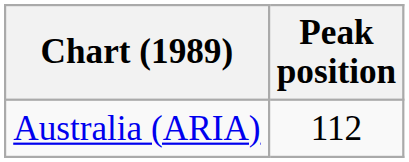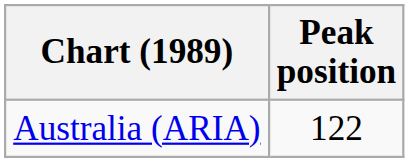(336, 127) 112 -> (336, 127) 122
